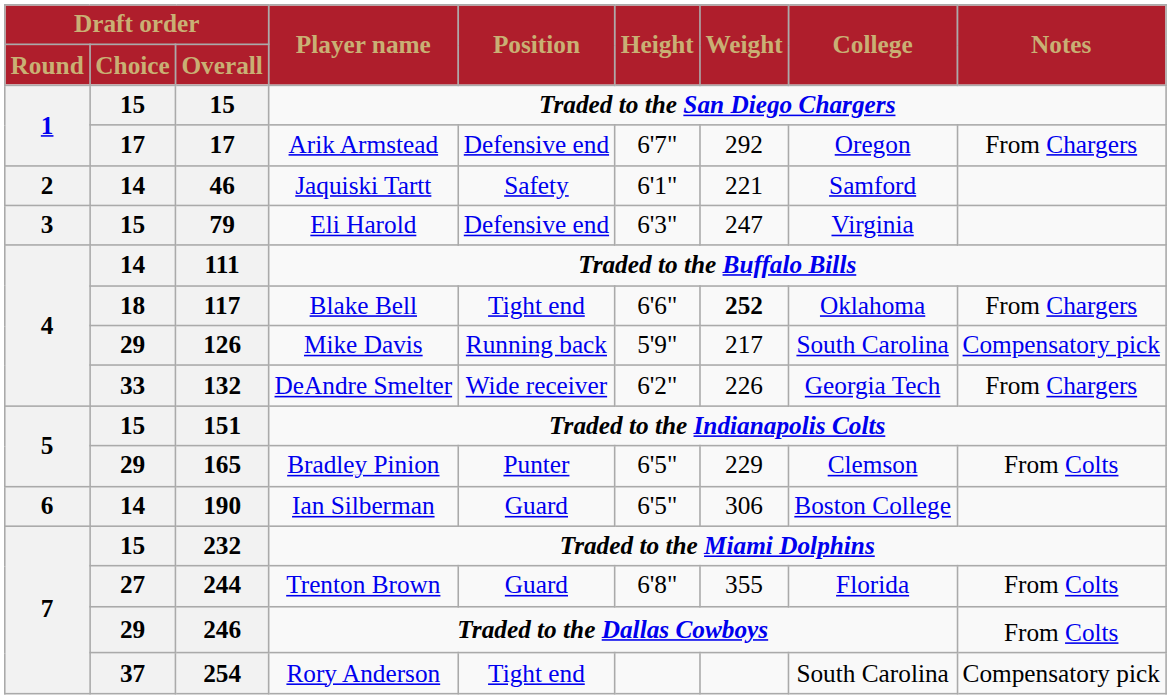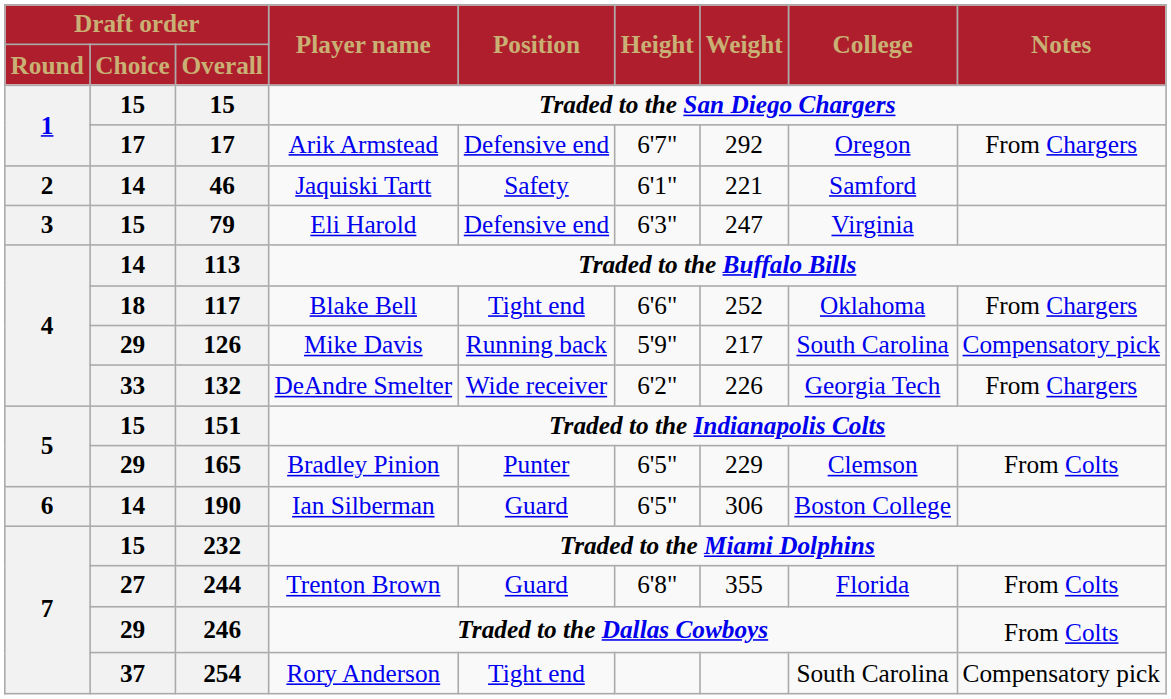(222, 265) 111 -> (222, 265) 113
(744, 305) bold -> (744, 305) normal
